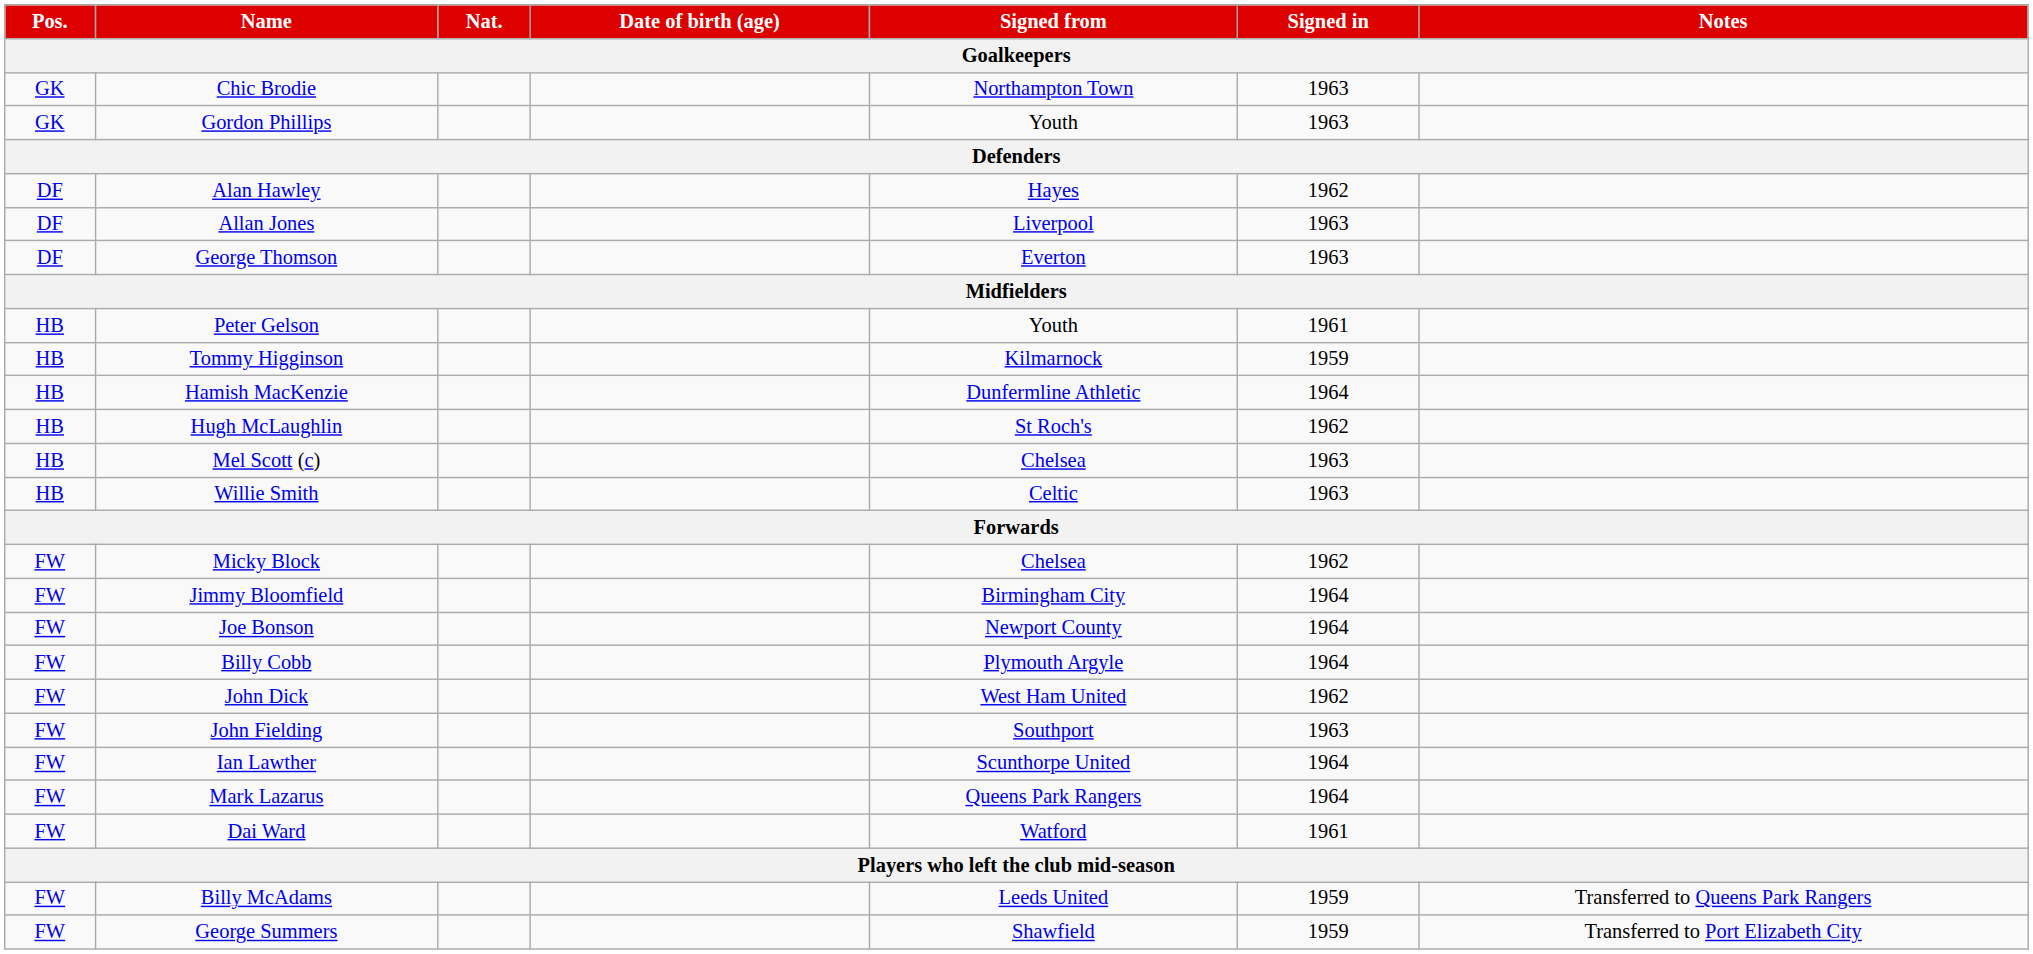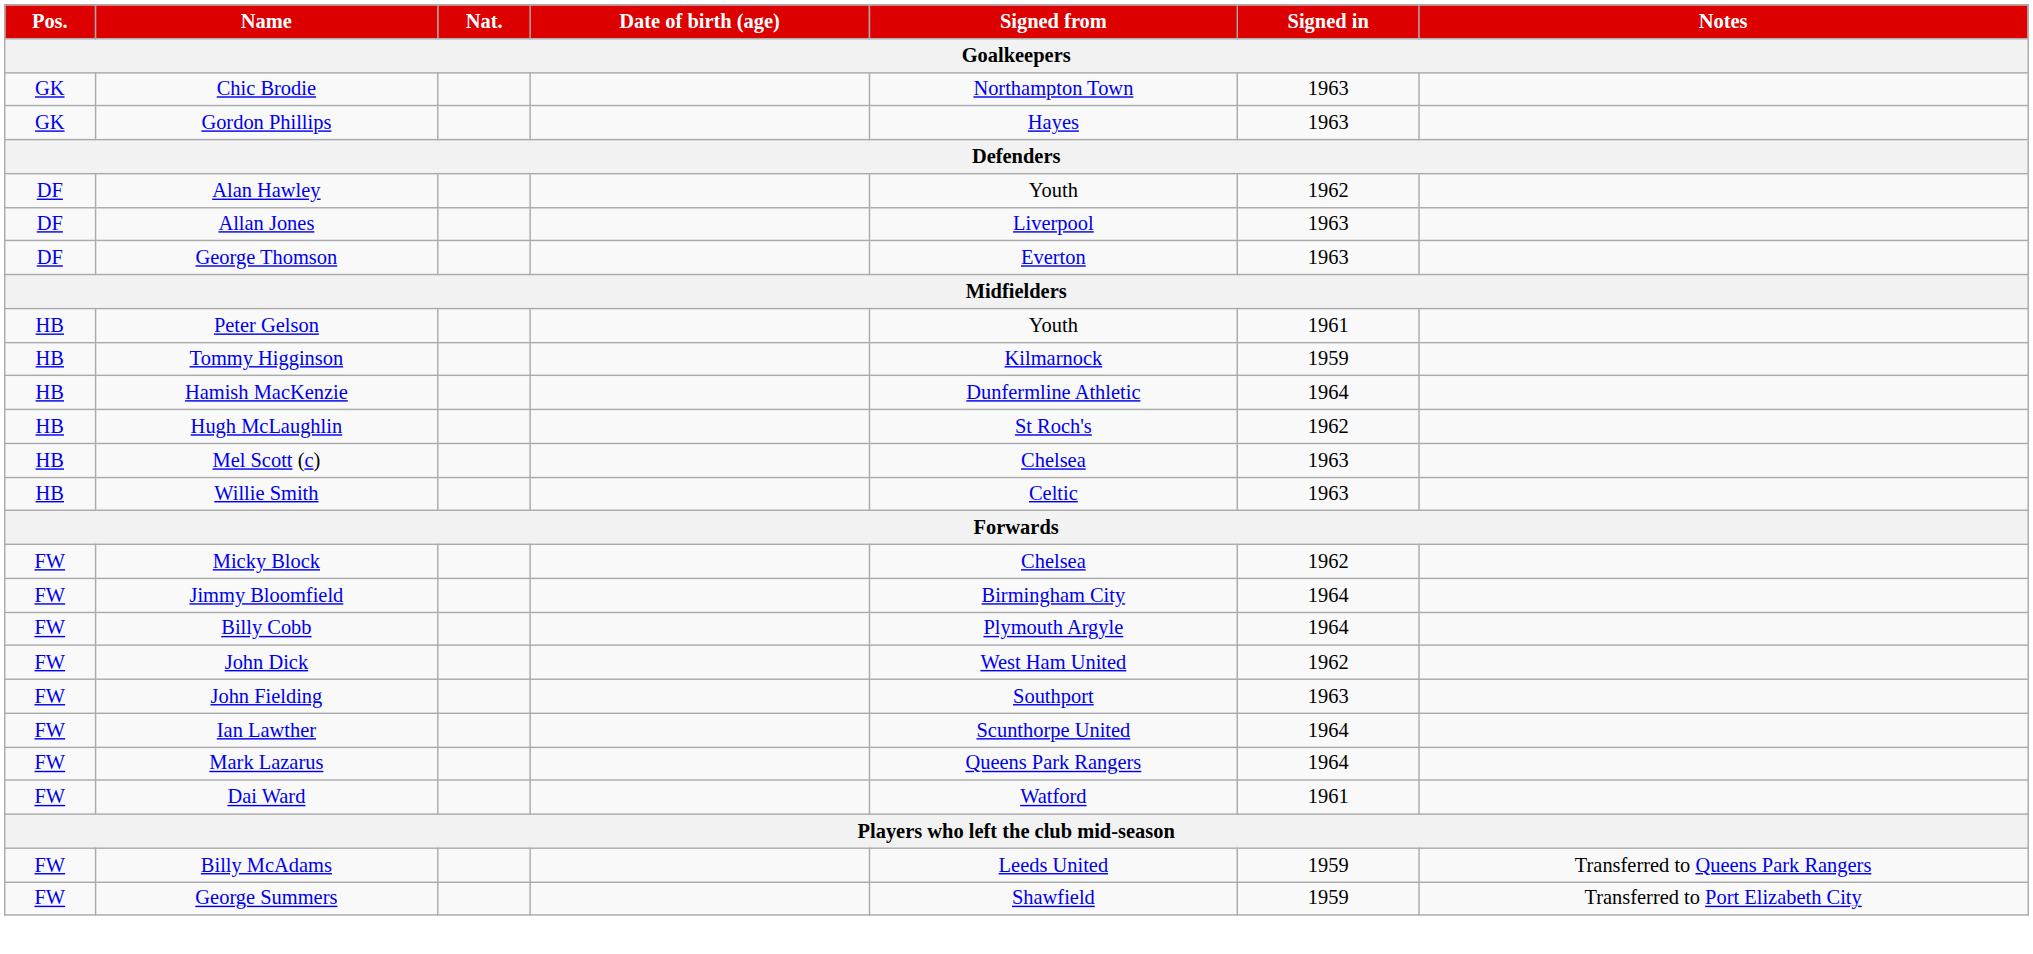(1053, 122) Youth -> (1053, 122) Hayes
(1053, 190) Hayes -> (1053, 190) Youth
- row: (266, 628)
